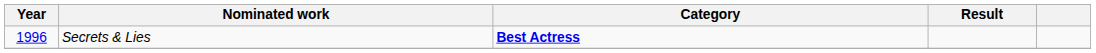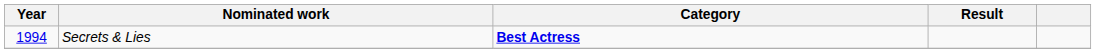(32, 37) 1996 -> (32, 37) 1994
